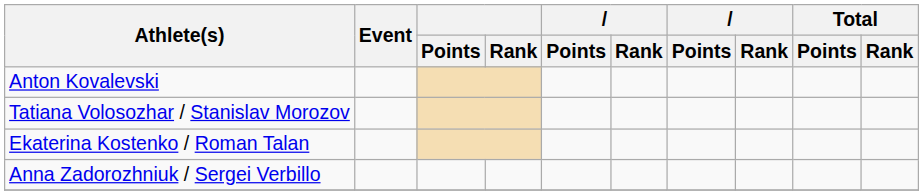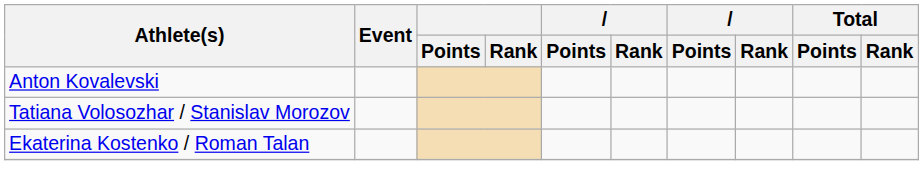- row: (165, 174)
